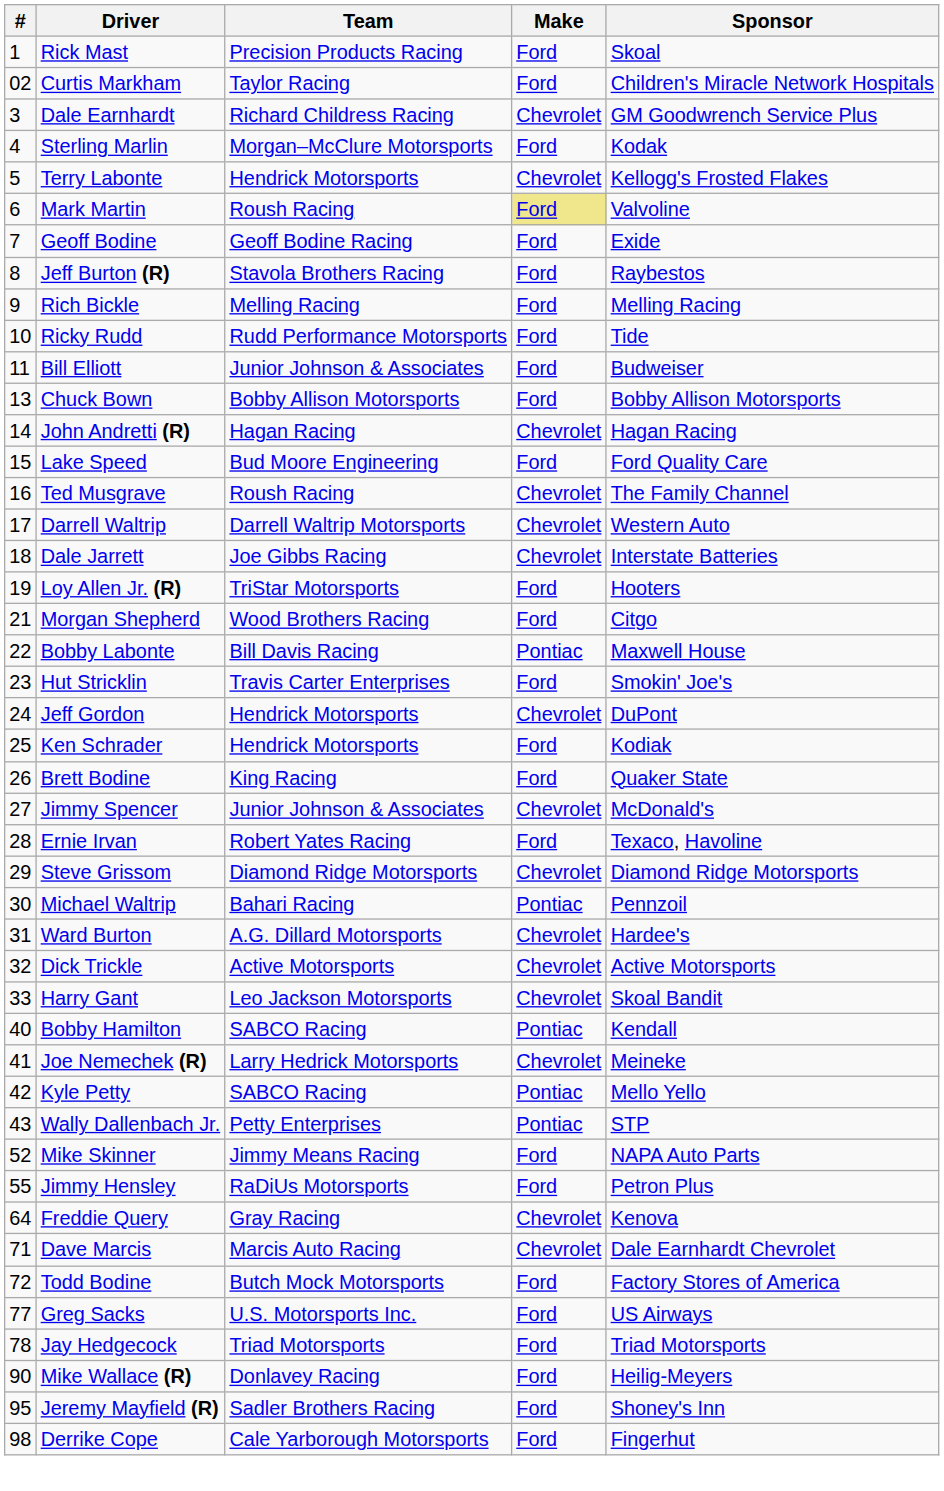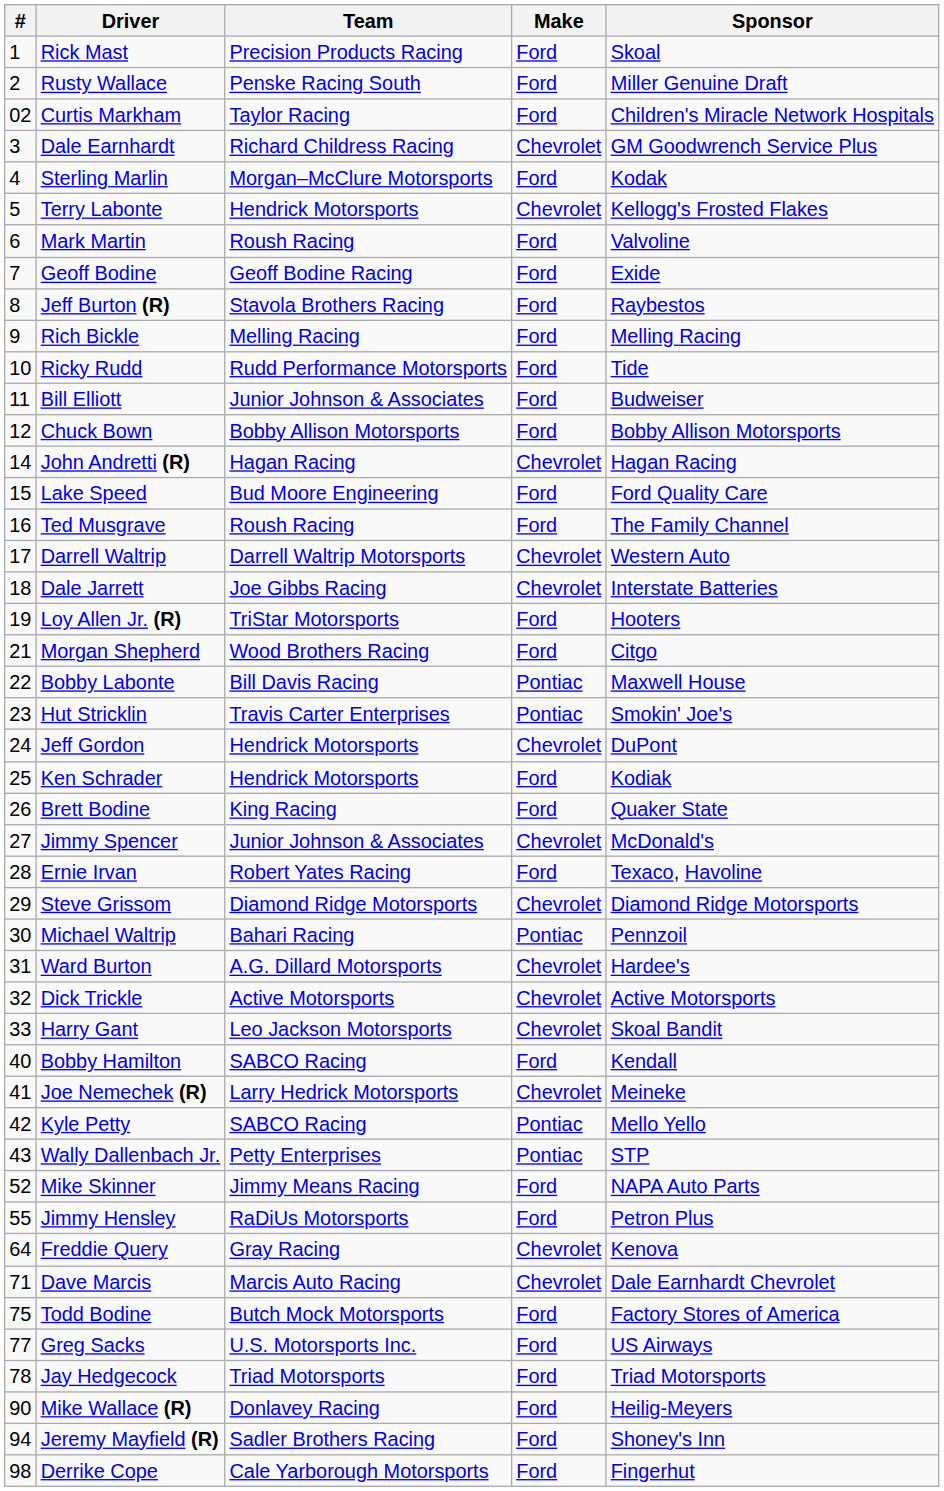+ row: (104, 84)
(537, 210) khaki background -> (537, 241) no background
(20, 399) 13 -> (20, 430) 12
(559, 493) Chevrolet -> (537, 525) Ford
(537, 683) Ford -> (549, 714) Pontiac
(549, 1029) Pontiac -> (537, 1061) Ford
(20, 1281) 72 -> (20, 1313) 75
(20, 1408) 95 -> (20, 1439) 94
